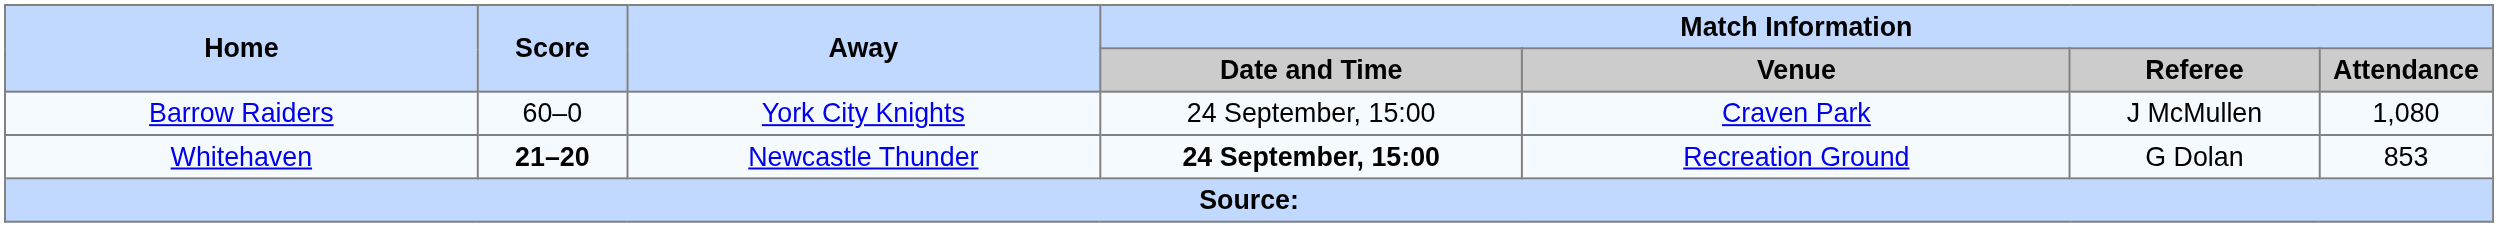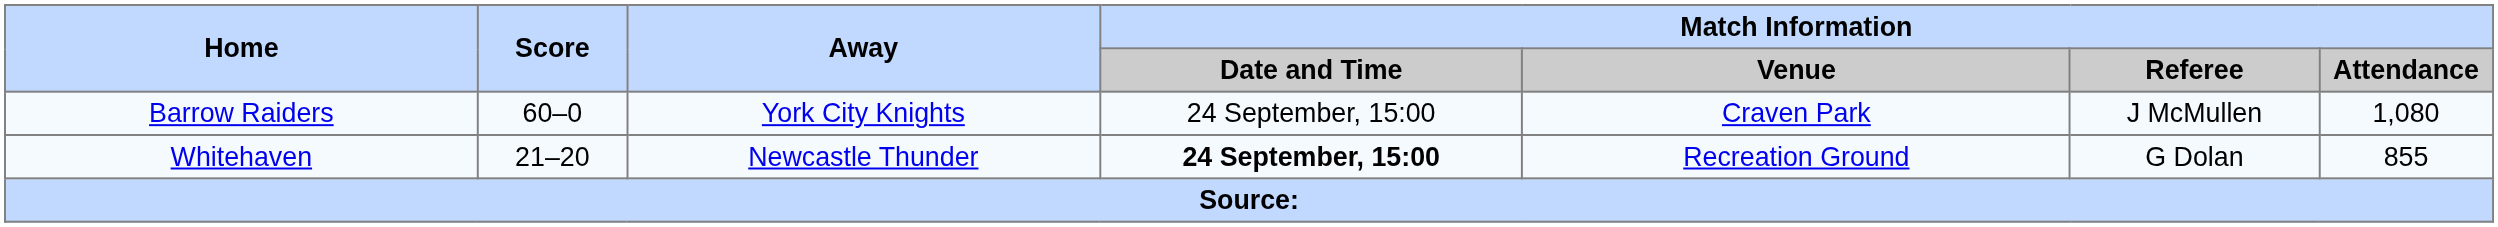(552, 157) bold -> (552, 157) normal
(2406, 157) 853 -> (2406, 157) 855
